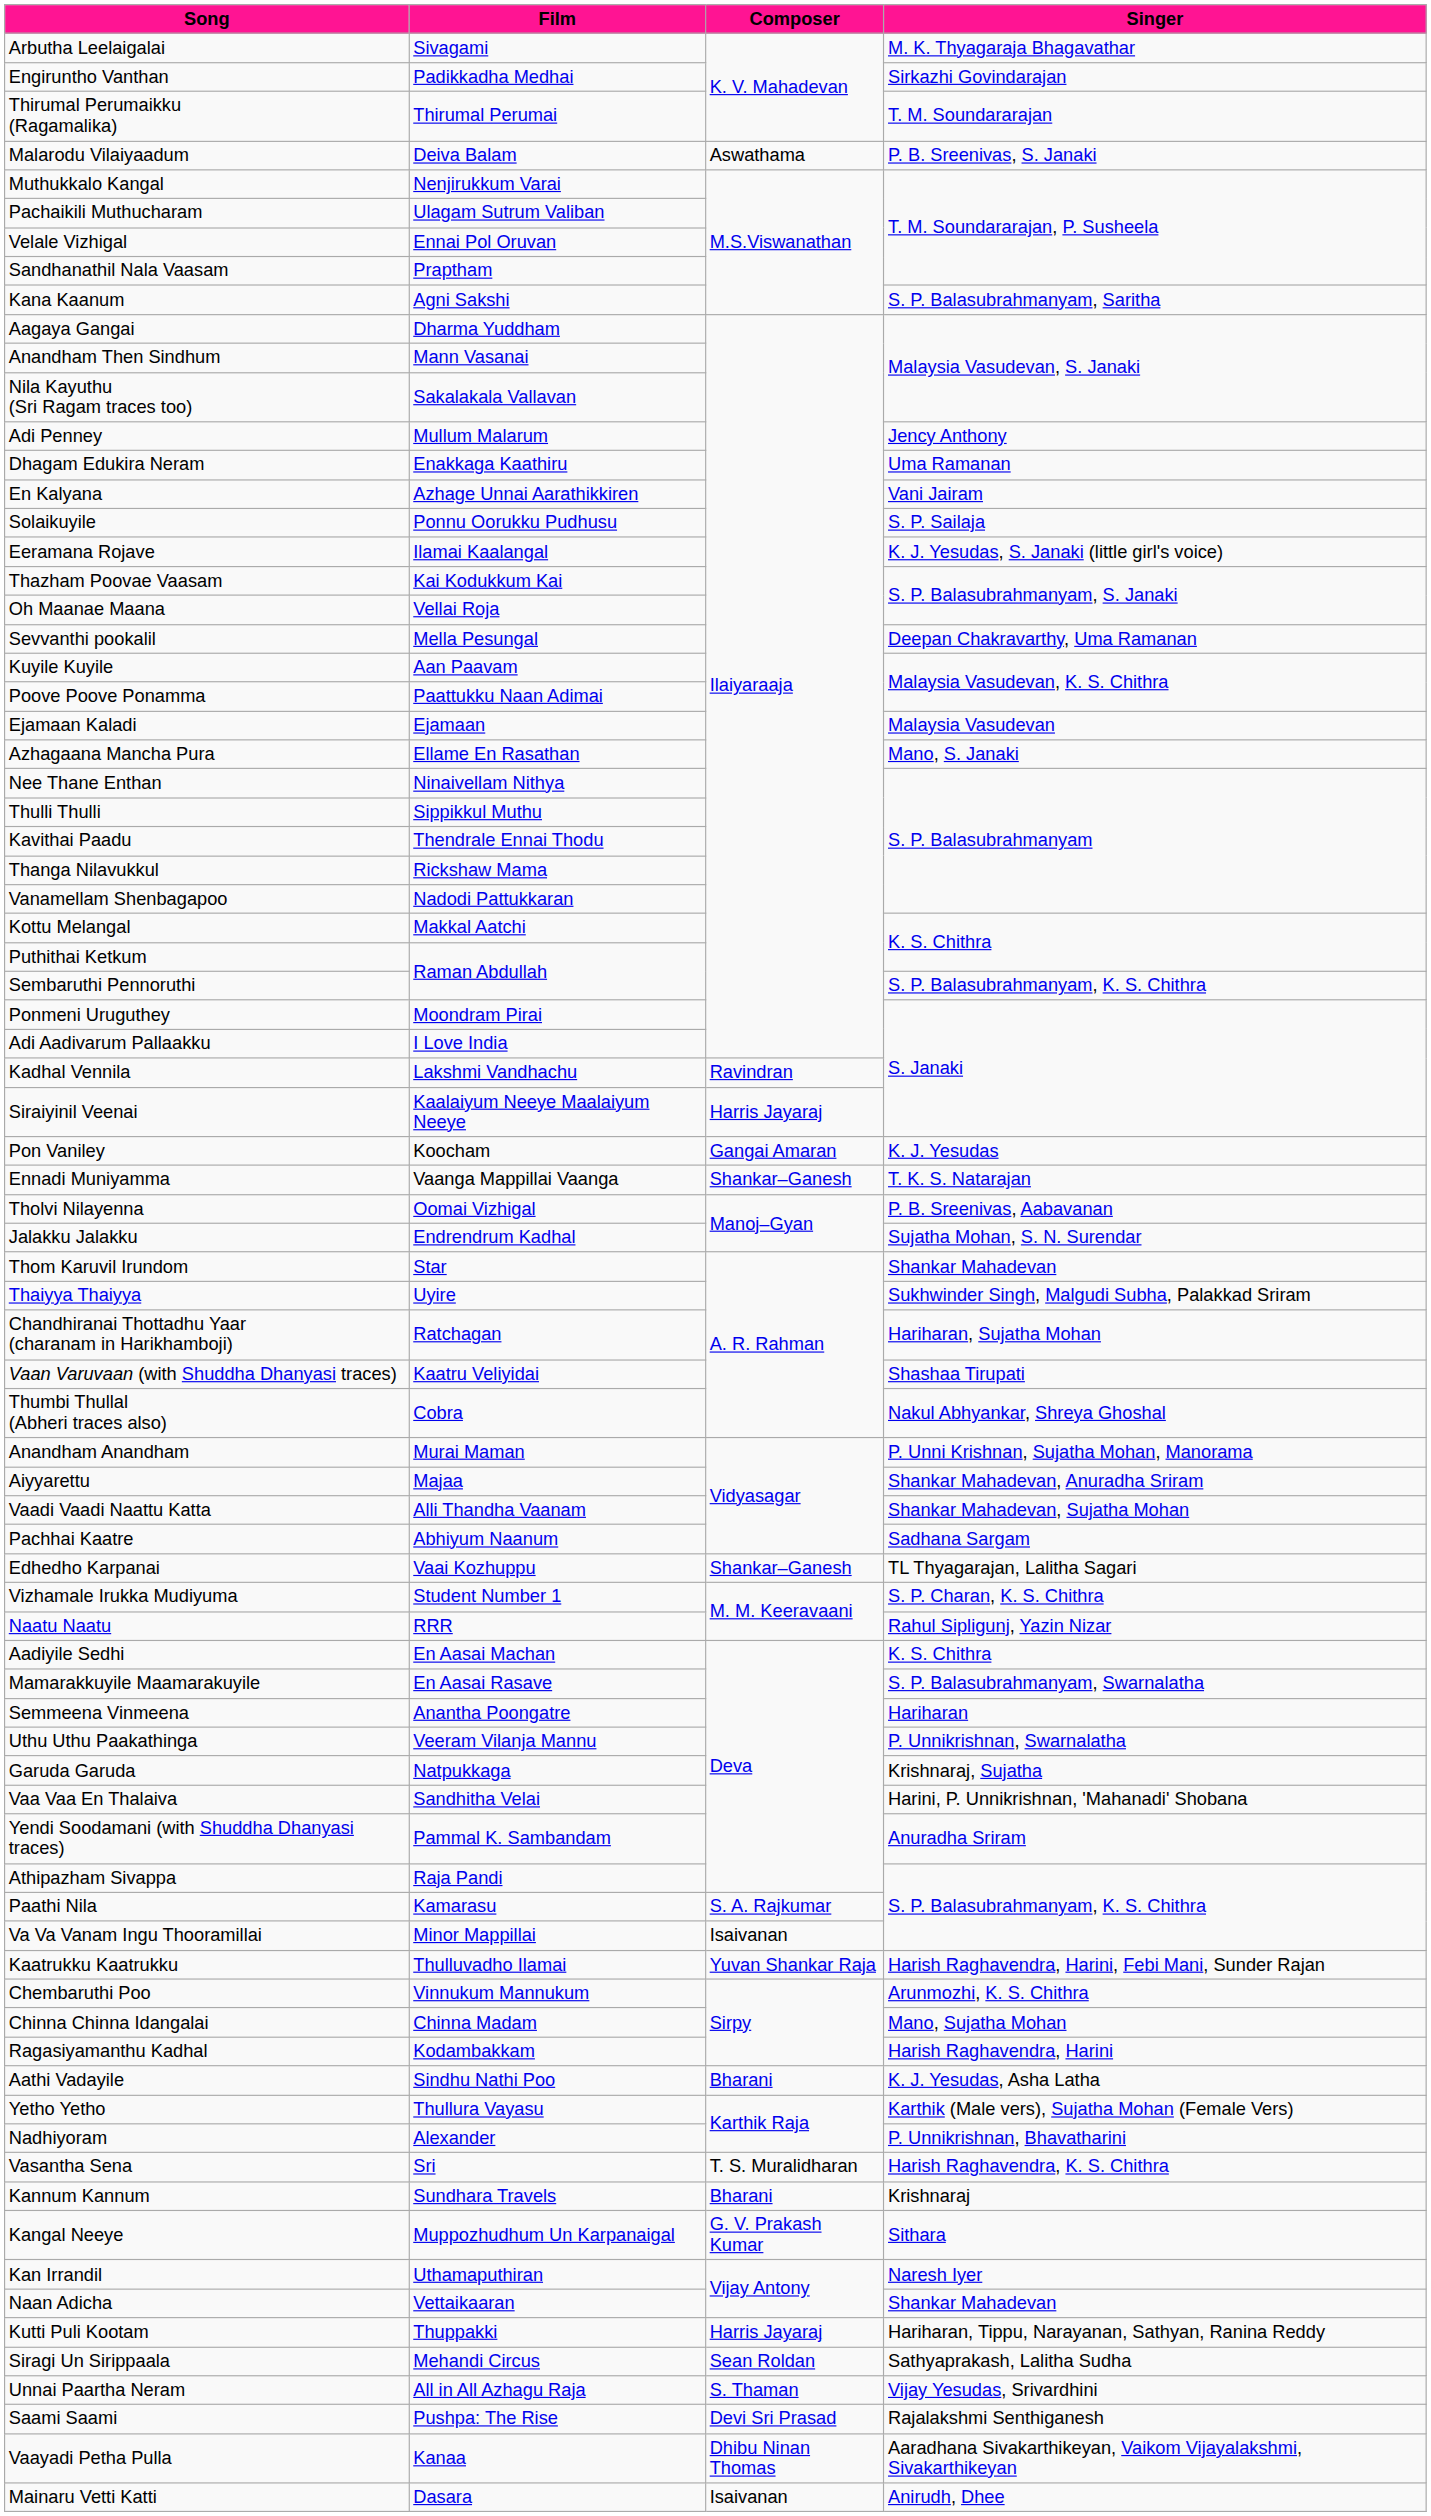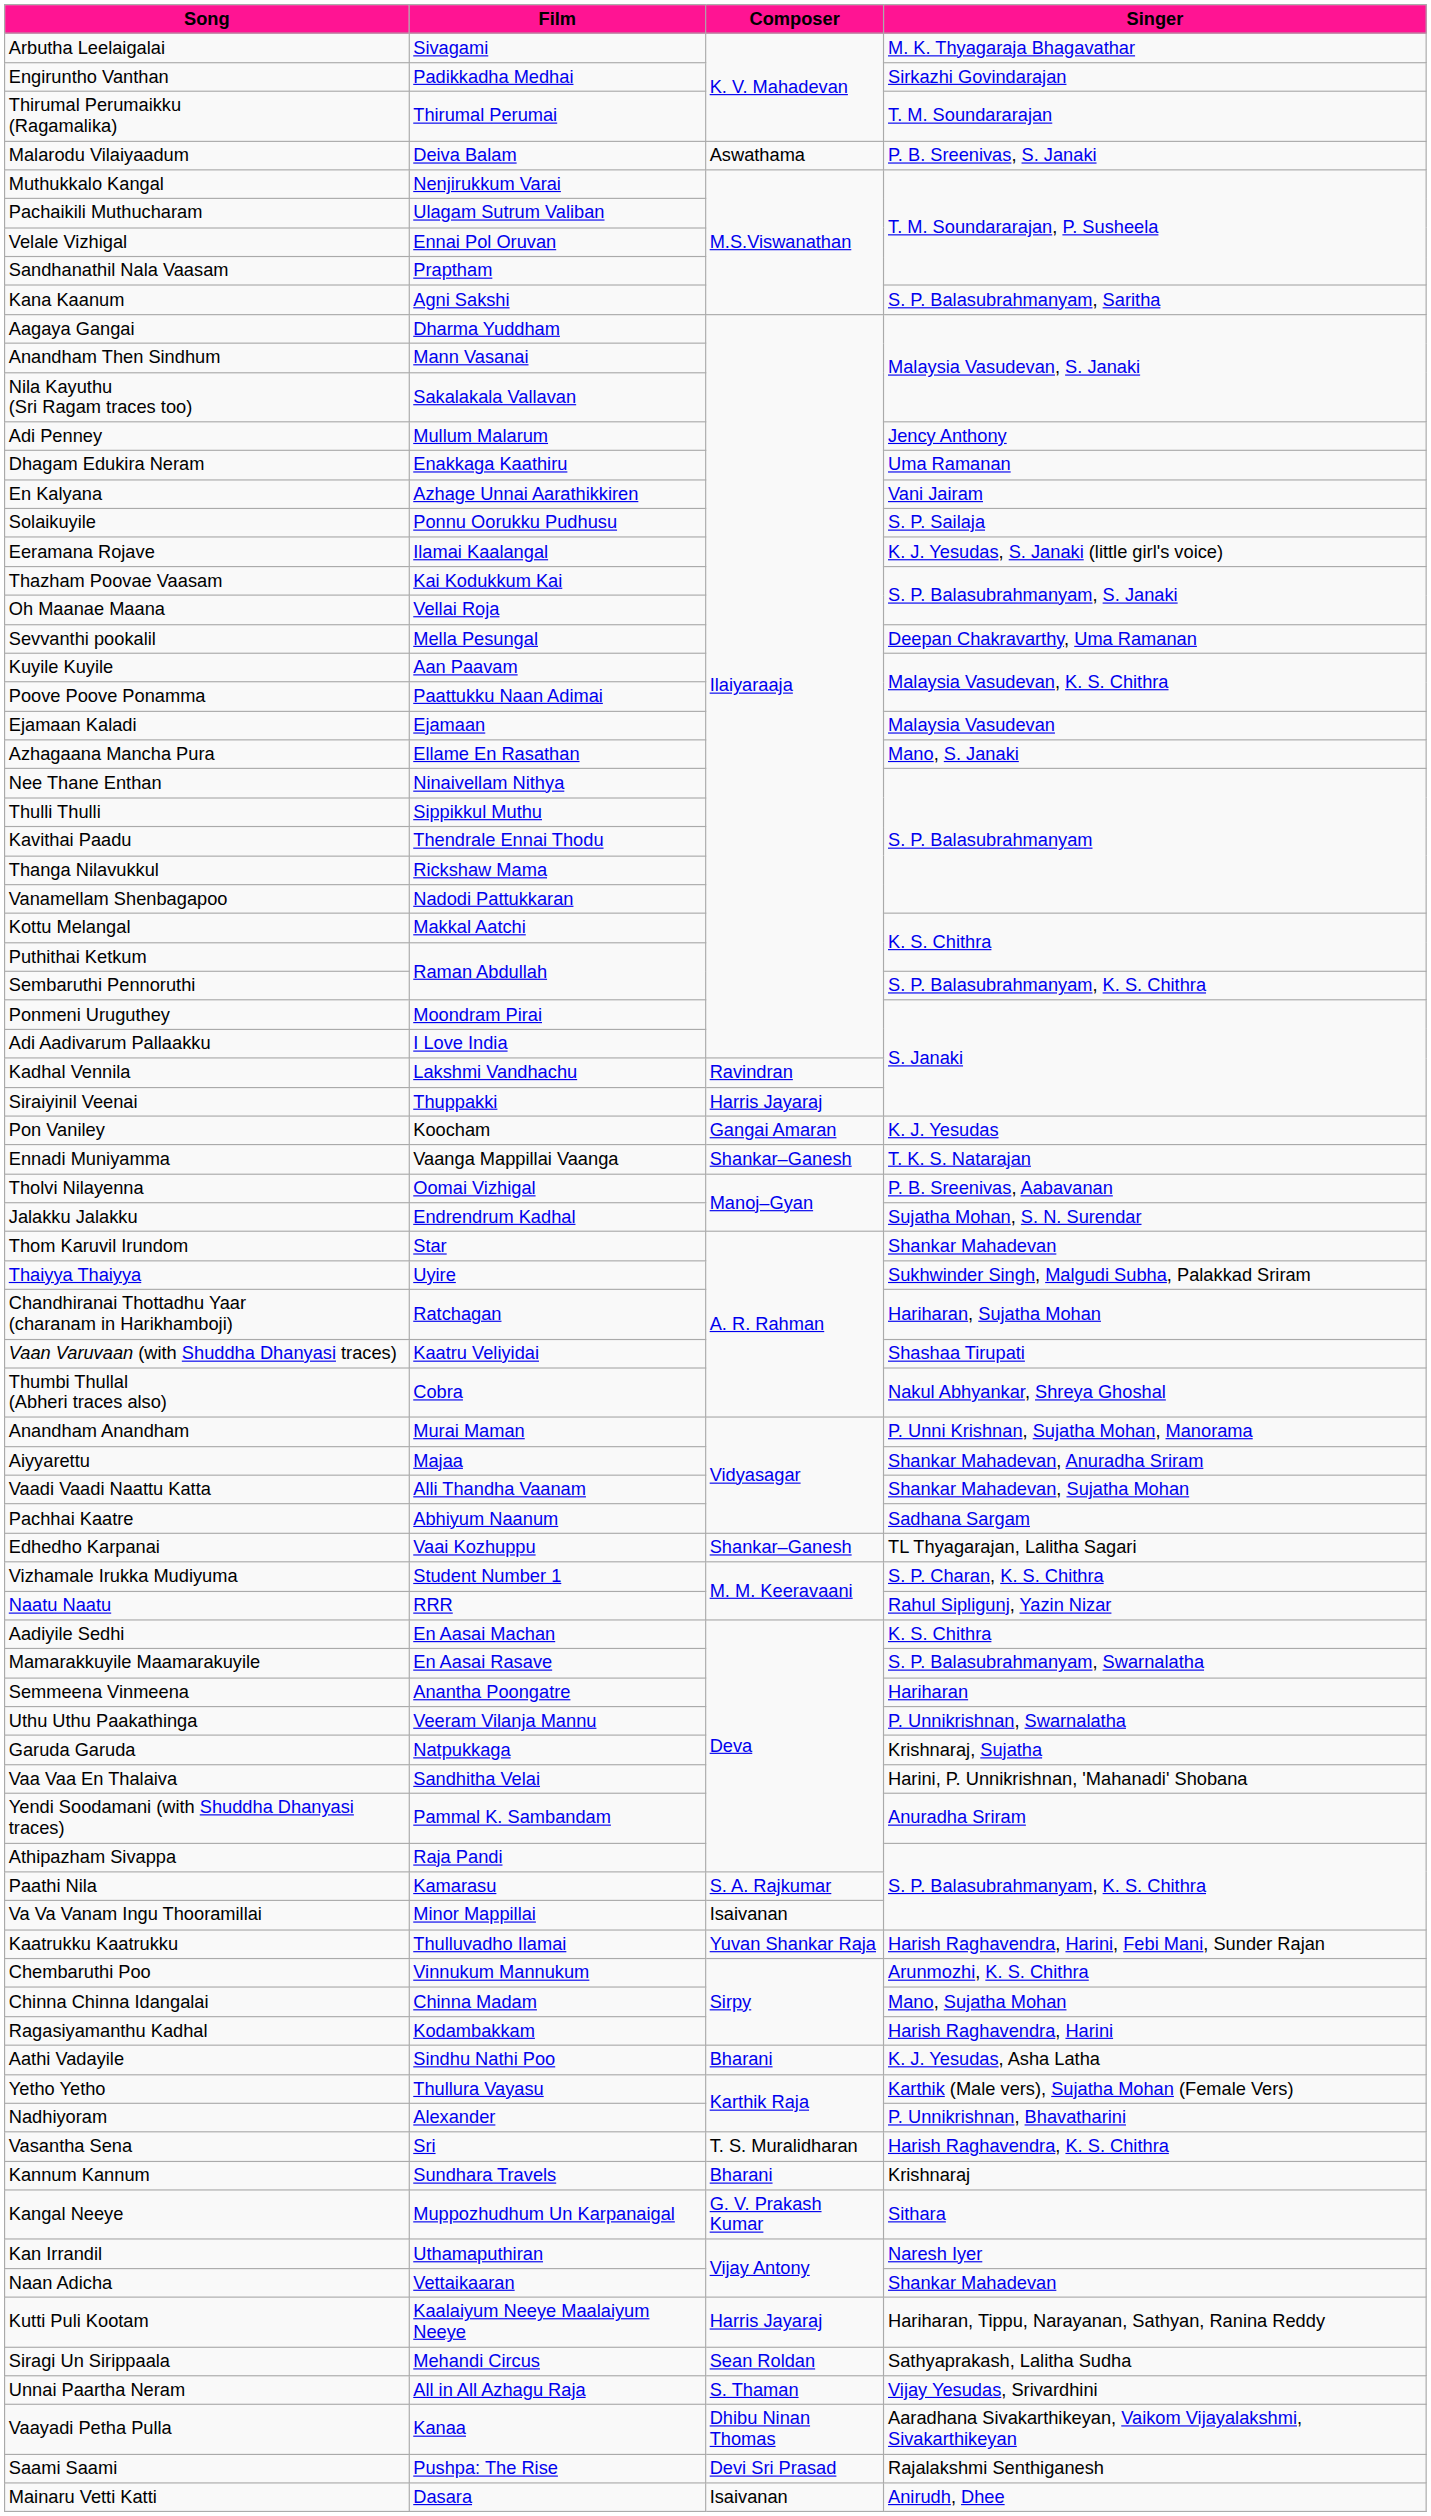(531, 1111) Kaalaiyum Neeye Maalaiyum Neeye -> (455, 1101) Thuppakki
(455, 2332) Thuppakki -> (531, 2321) Kaalaiyum Neeye Maalaiyum Neeye
rows swapped: (90, 2458) <-> (63, 2418)
